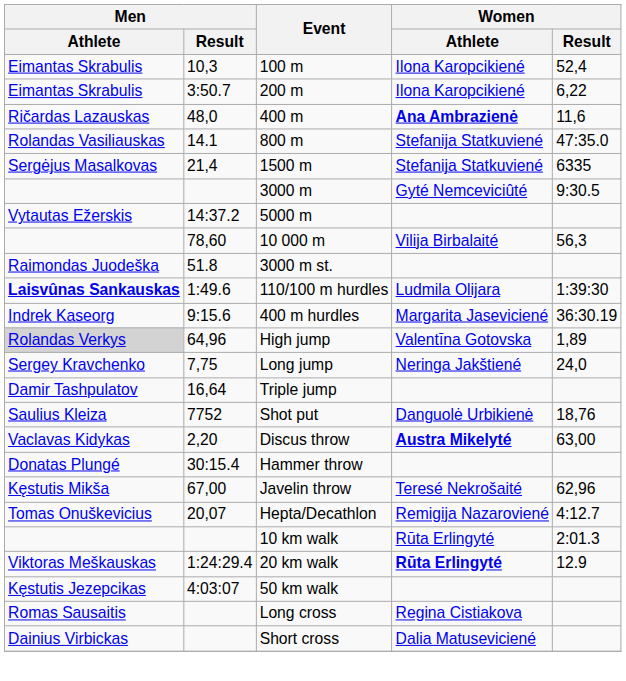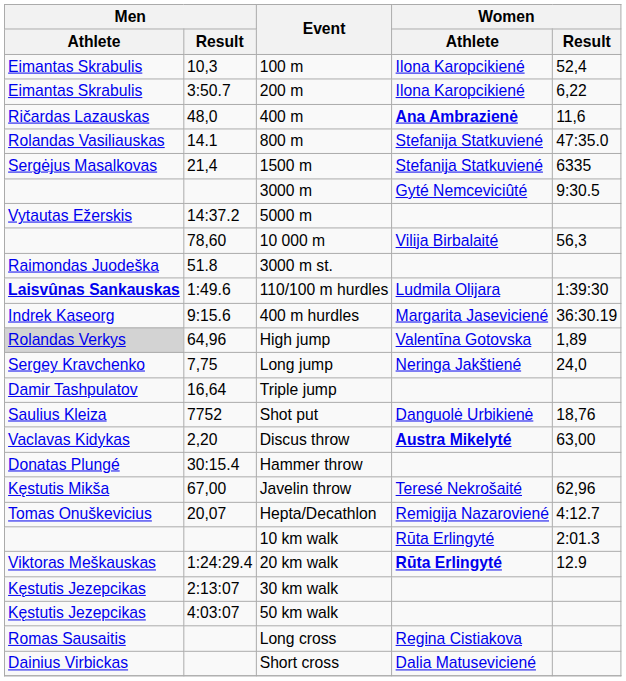+ row: (299, 588)
